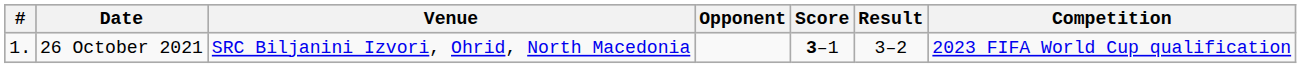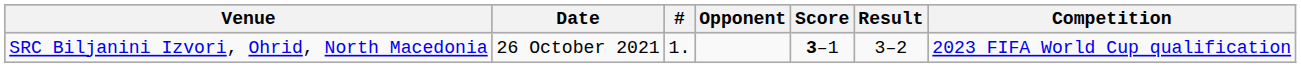columns swapped: (20, 19) <-> (451, 19)
